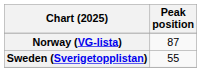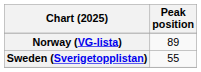(173, 42) 87 -> (173, 42) 89
